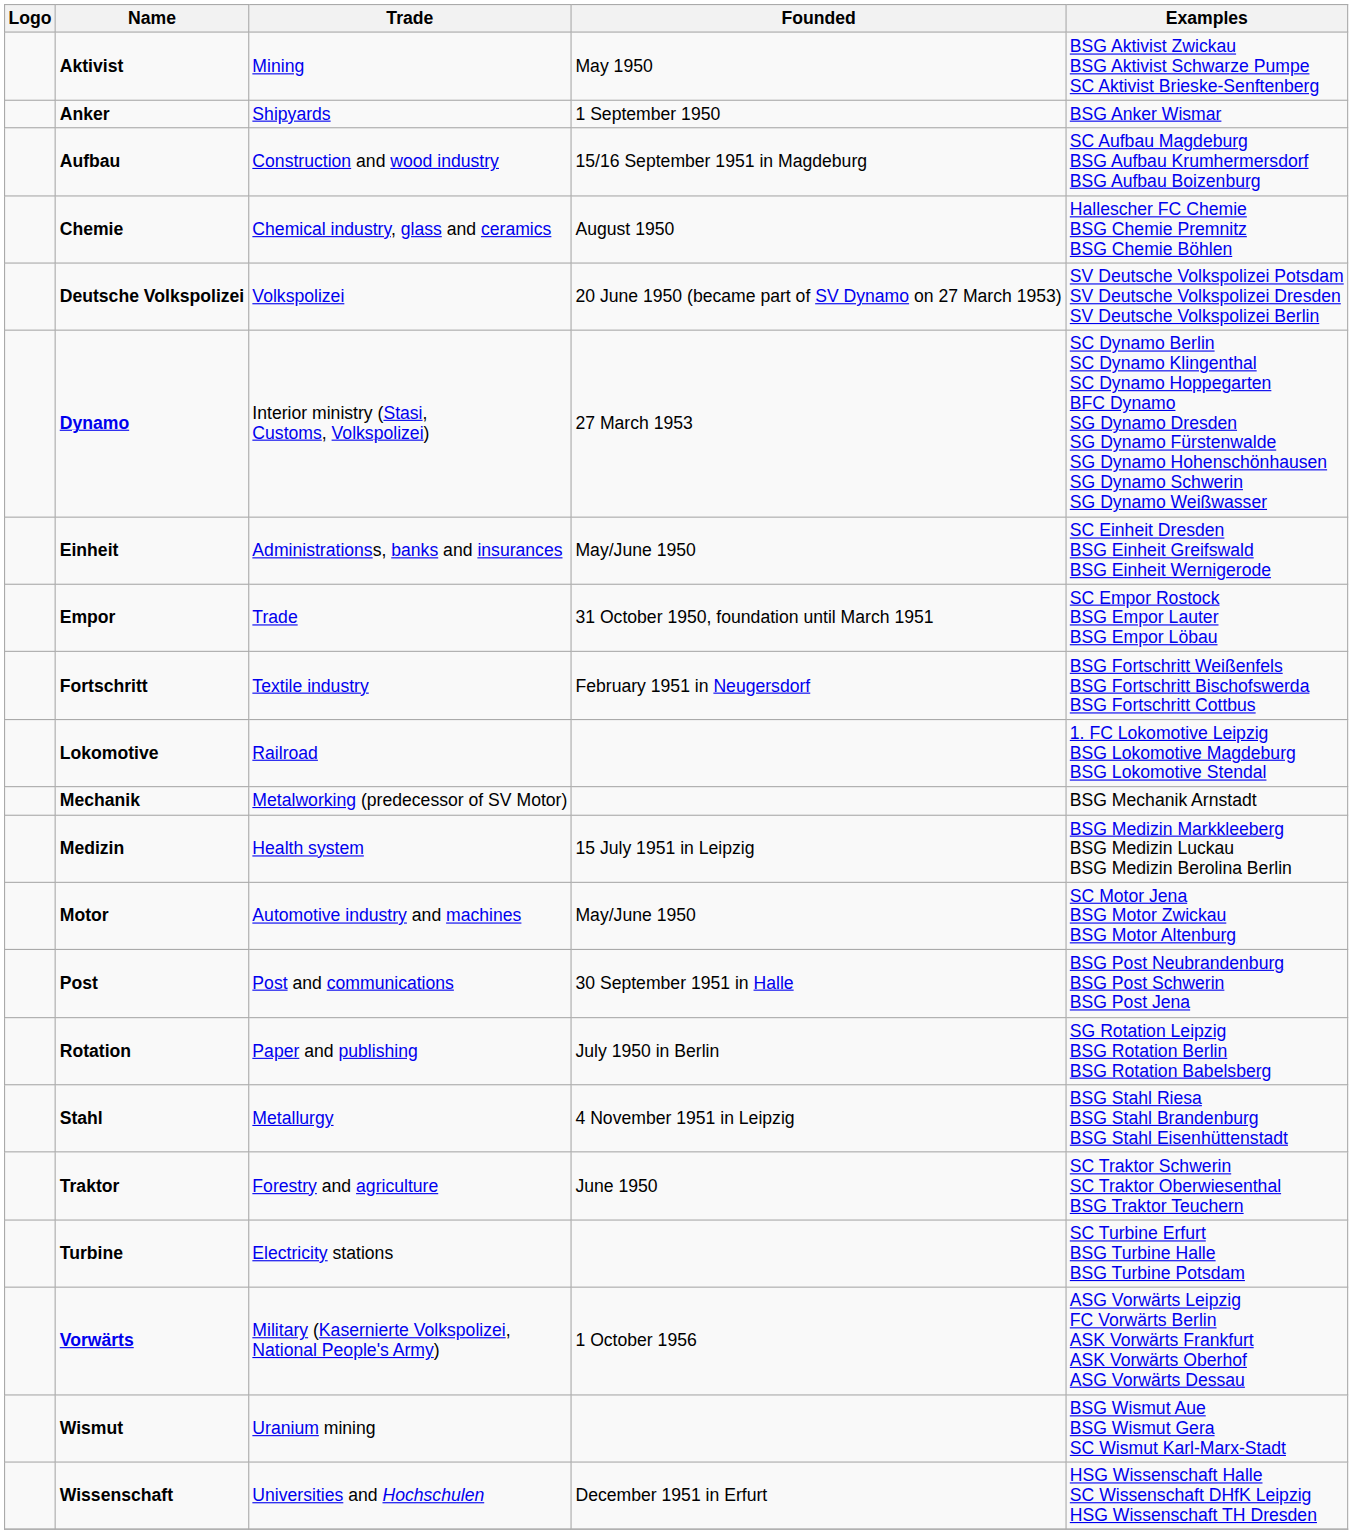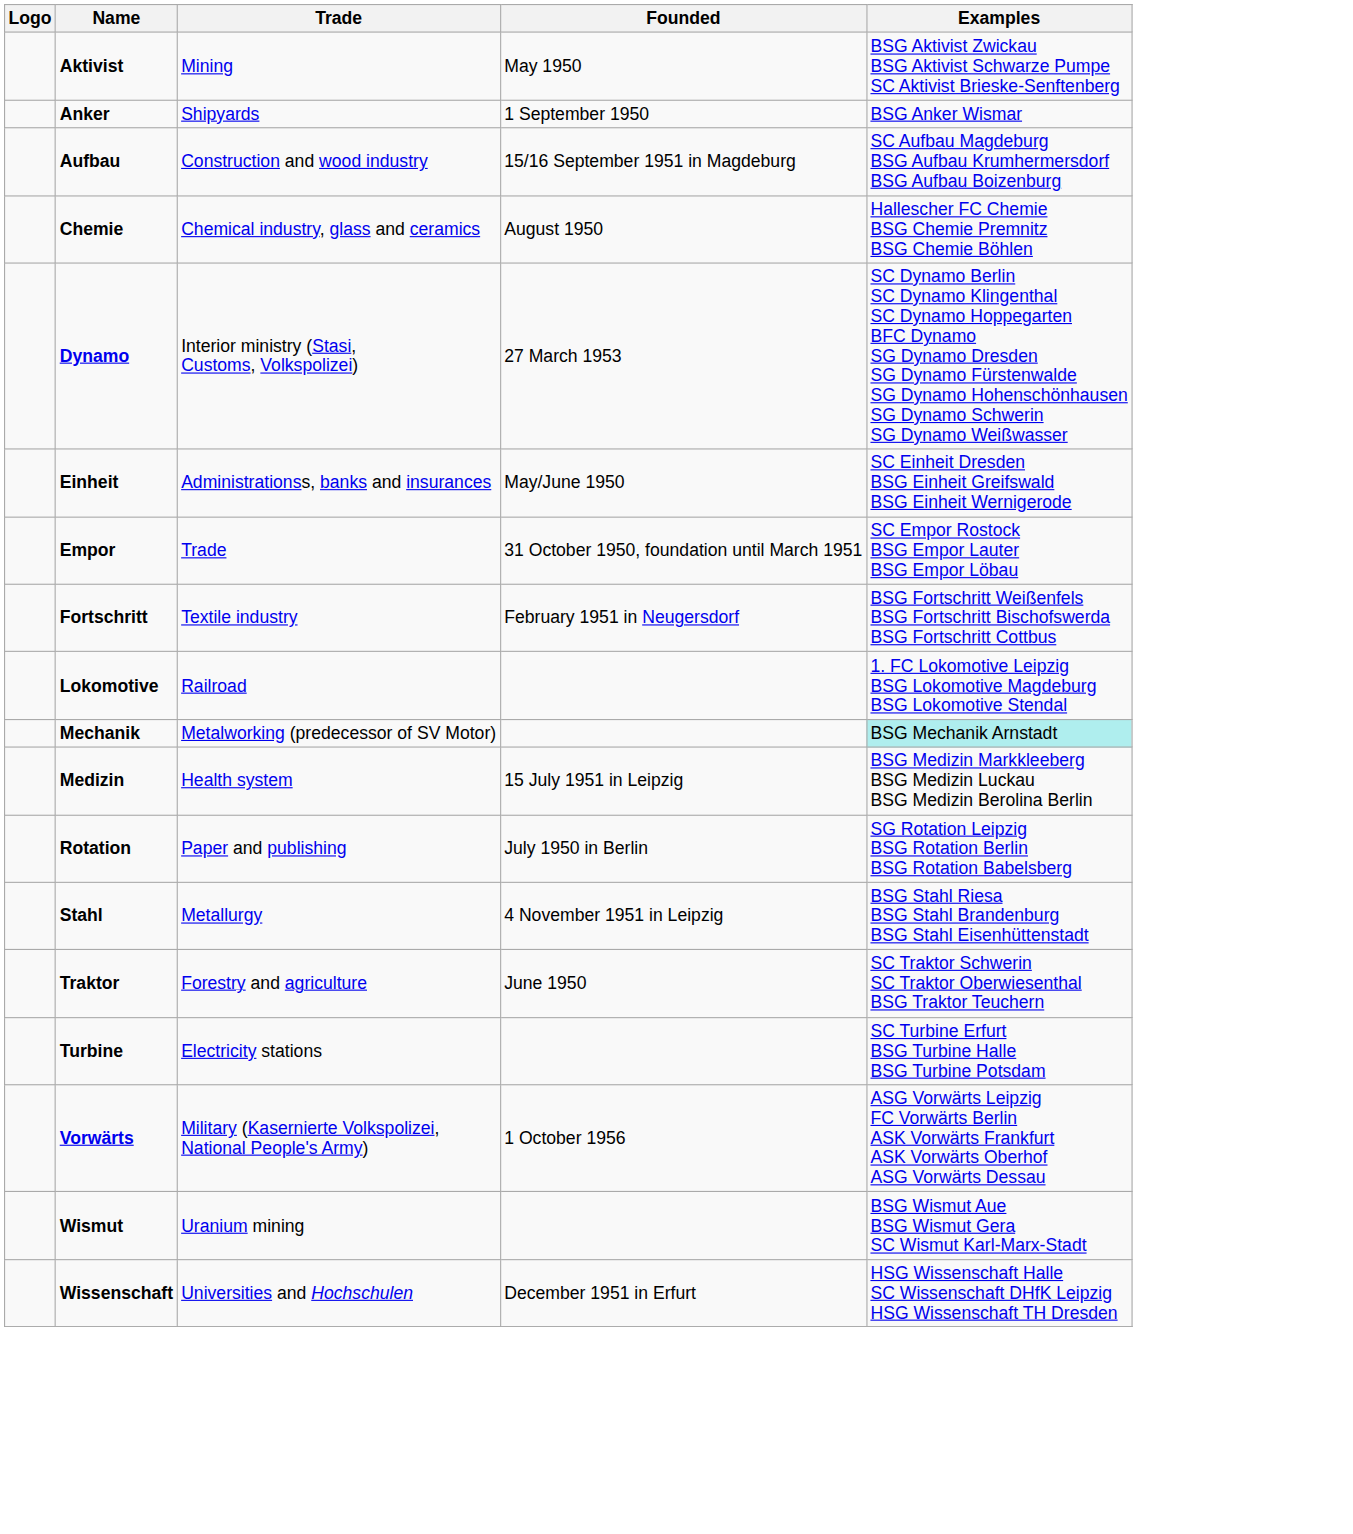- row: (152, 296)
(1163, 800) no background -> (964, 733) paleturquoise background
- row: (84, 915)
- row: (79, 983)
